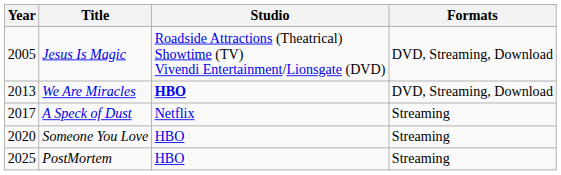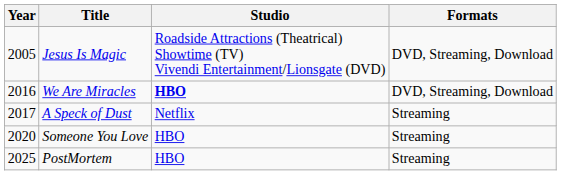(22, 92) 2013 -> (22, 92) 2016
